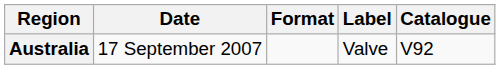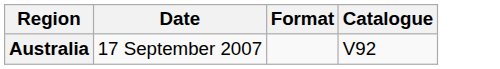- column: (367, 19)
